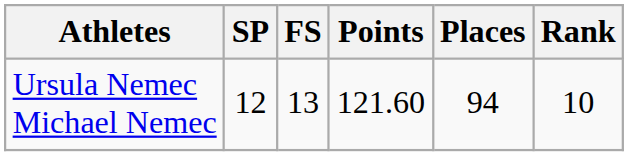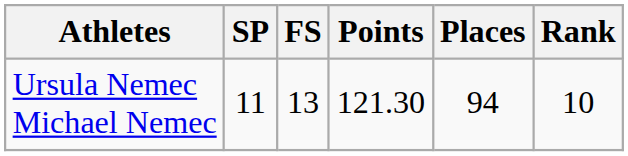(250, 103) 12 -> (250, 103) 11
(381, 103) 121.60 -> (381, 103) 121.30
